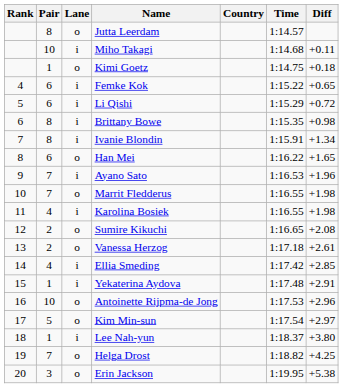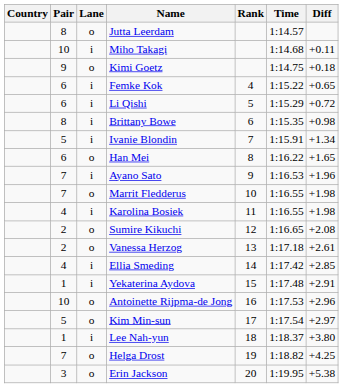columns swapped: (20, 13) <-> (243, 13)
(49, 67) 1 -> (64, 67) 9
(49, 139) 8 -> (64, 139) 5
